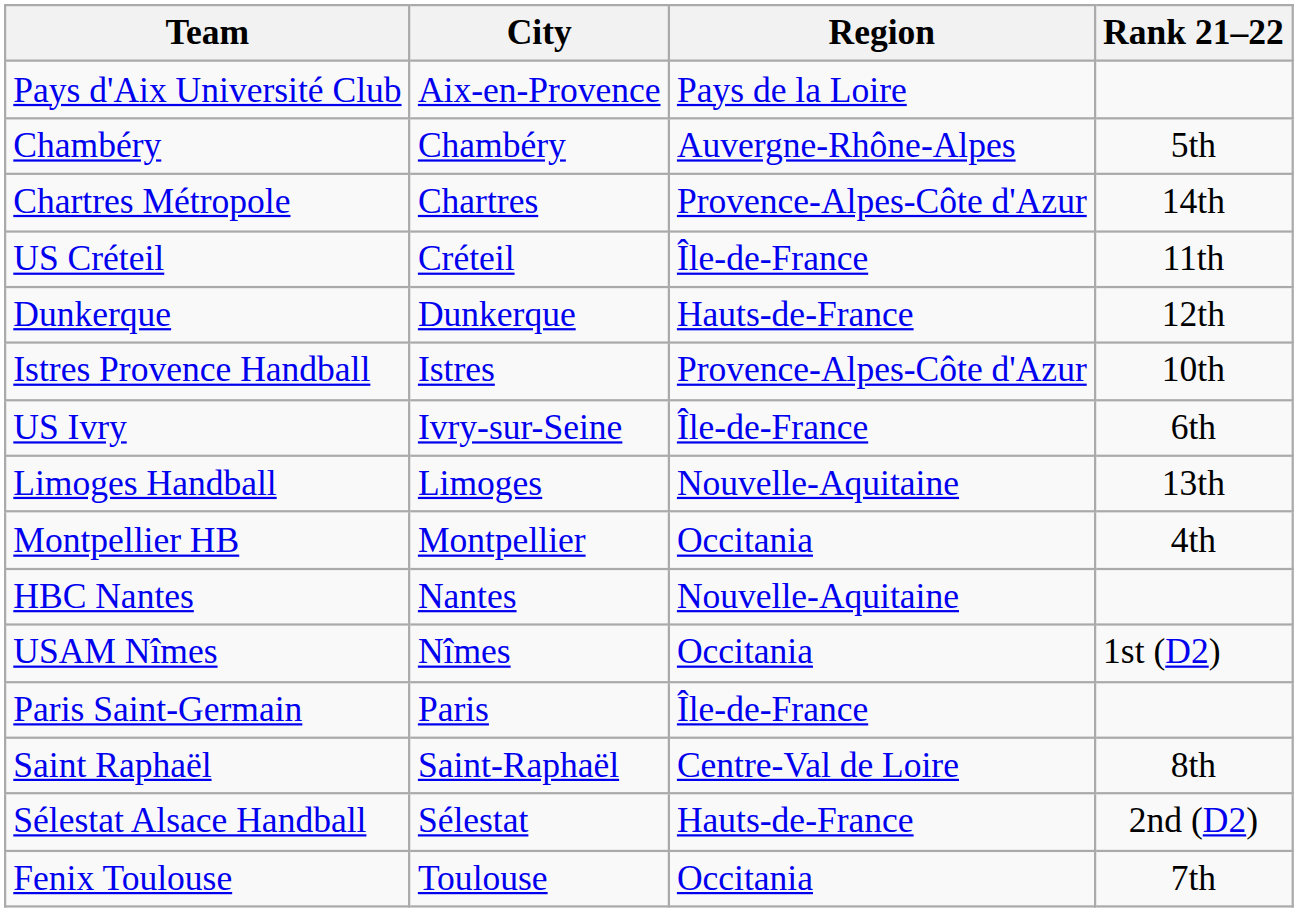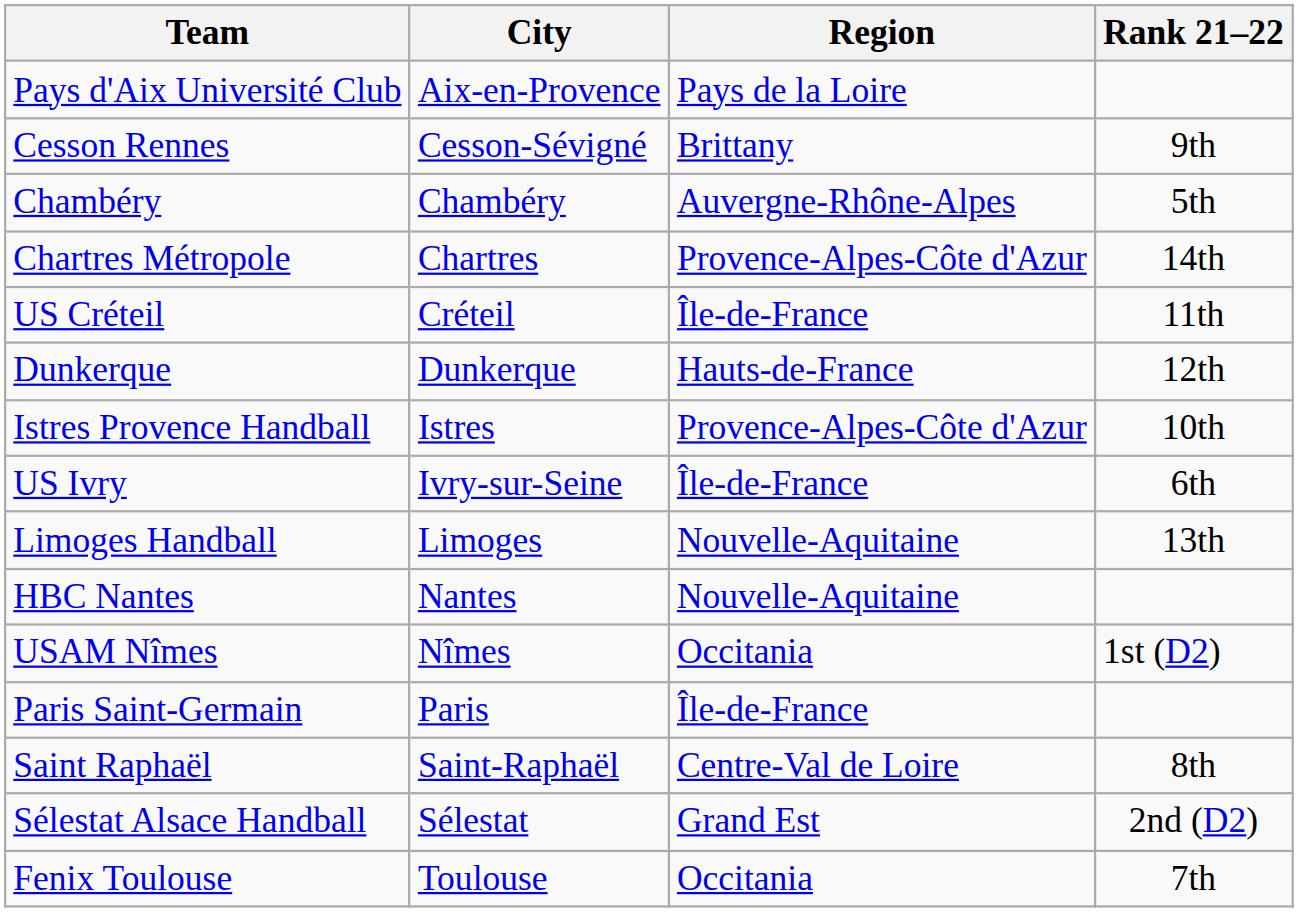+ row: (121, 145)
- row: (126, 539)
(795, 821) Hauts-de-France -> (748, 821) Grand Est
